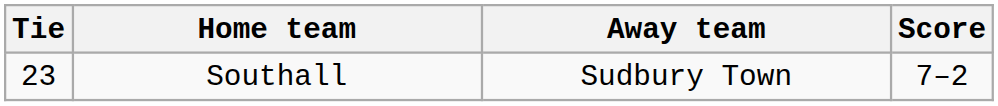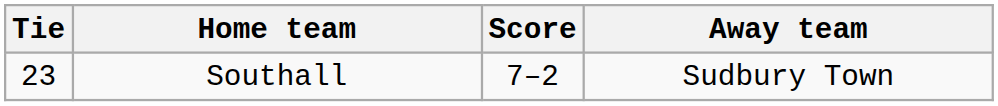columns swapped: (942, 29) <-> (686, 29)
